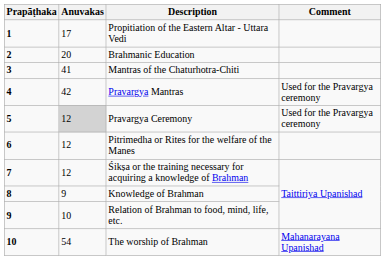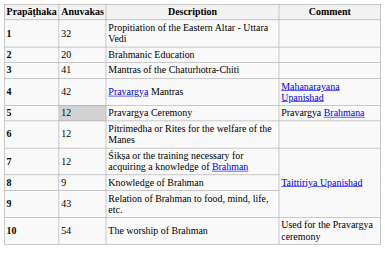(66, 33) 17 -> (66, 33) 32
(327, 92) Used for the Pravargya ceremony -> (310, 92) Mahanarayana Upanishad
(327, 118) Used for the Pravargya ceremony -> (323, 113) Pravargya Brahmana
(66, 215) 10 -> (66, 204) 43
(310, 242) Mahanarayana Upanishad -> (327, 231) Used for the Pravargya ceremony
